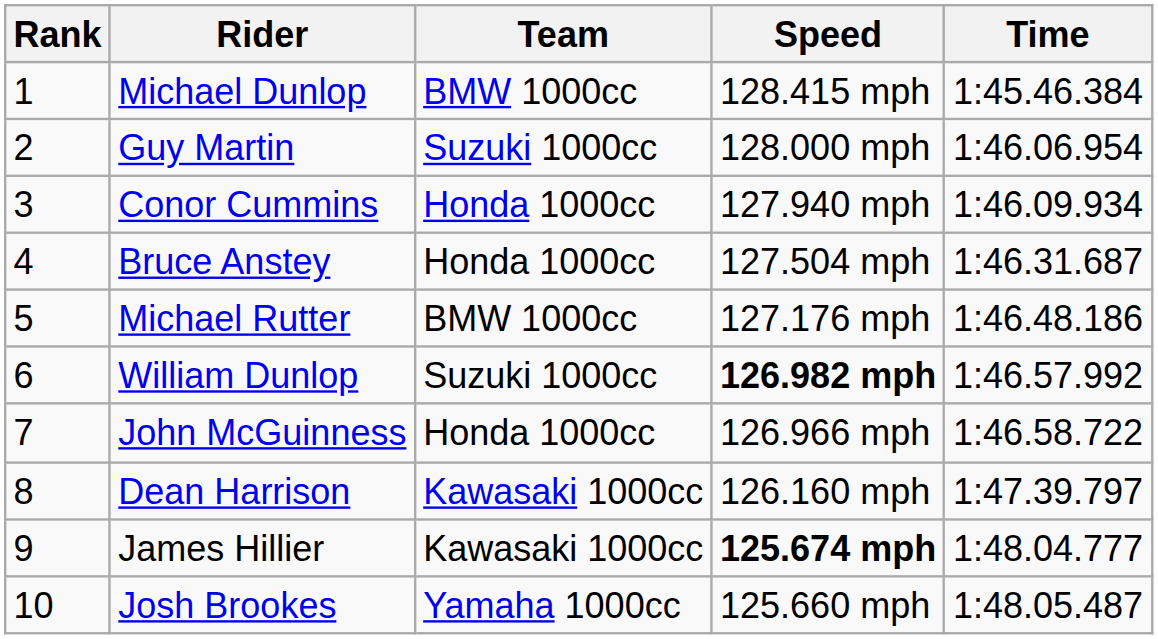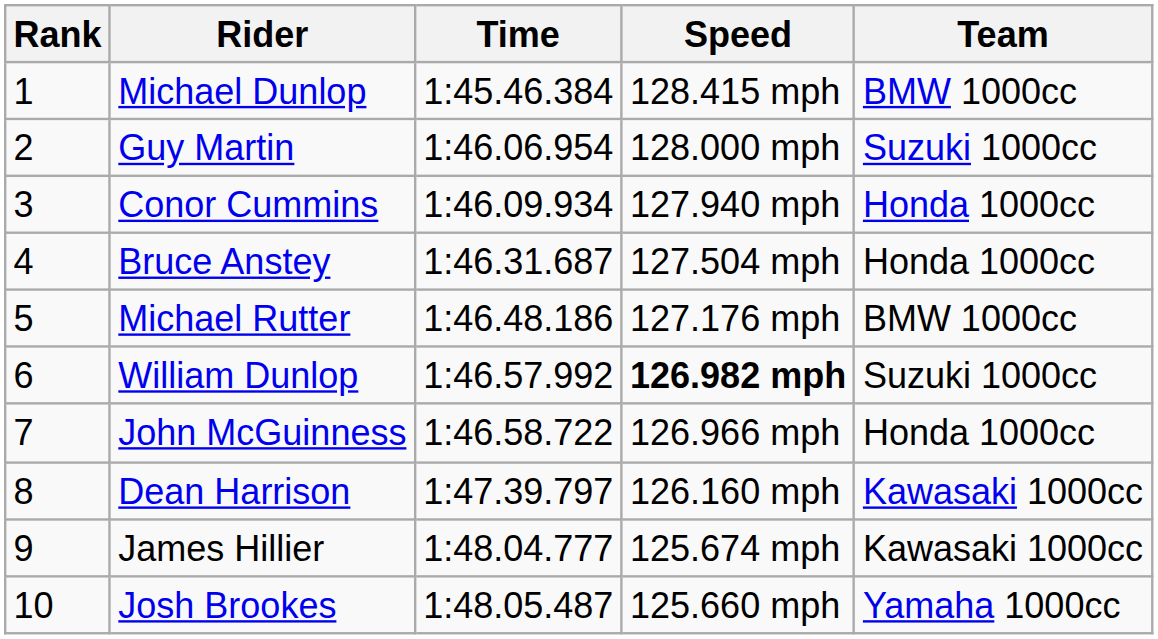columns swapped: (563, 34) <-> (1048, 34)
(828, 547) bold -> (735, 547) normal
